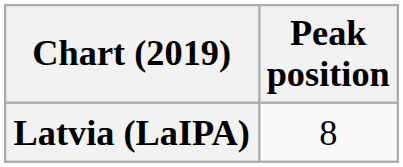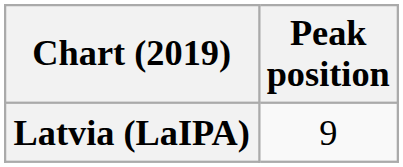(328, 131) 8 -> (328, 131) 9
